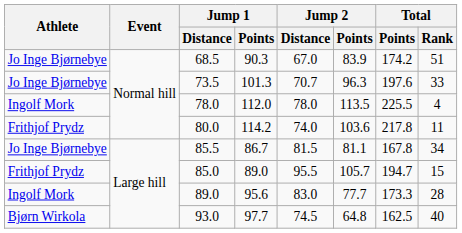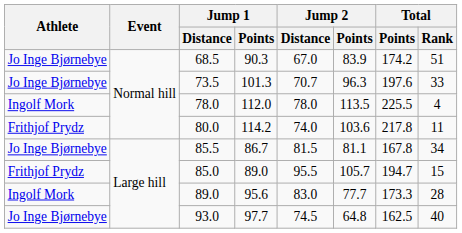(47, 216) Bjørn Wirkola -> (57, 216) Jo Inge Bjørnebye
